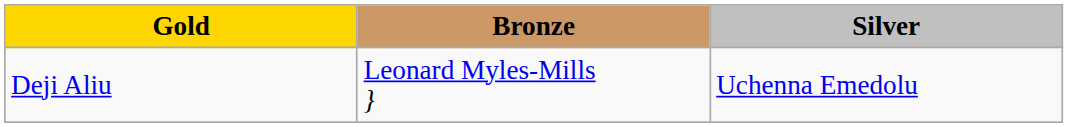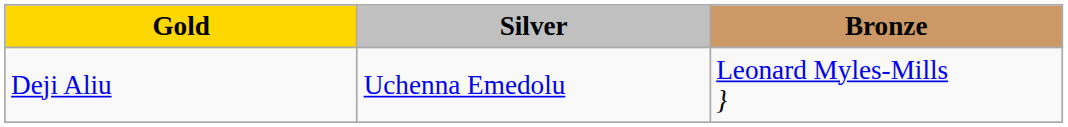columns swapped: (886, 26) <-> (534, 26)
